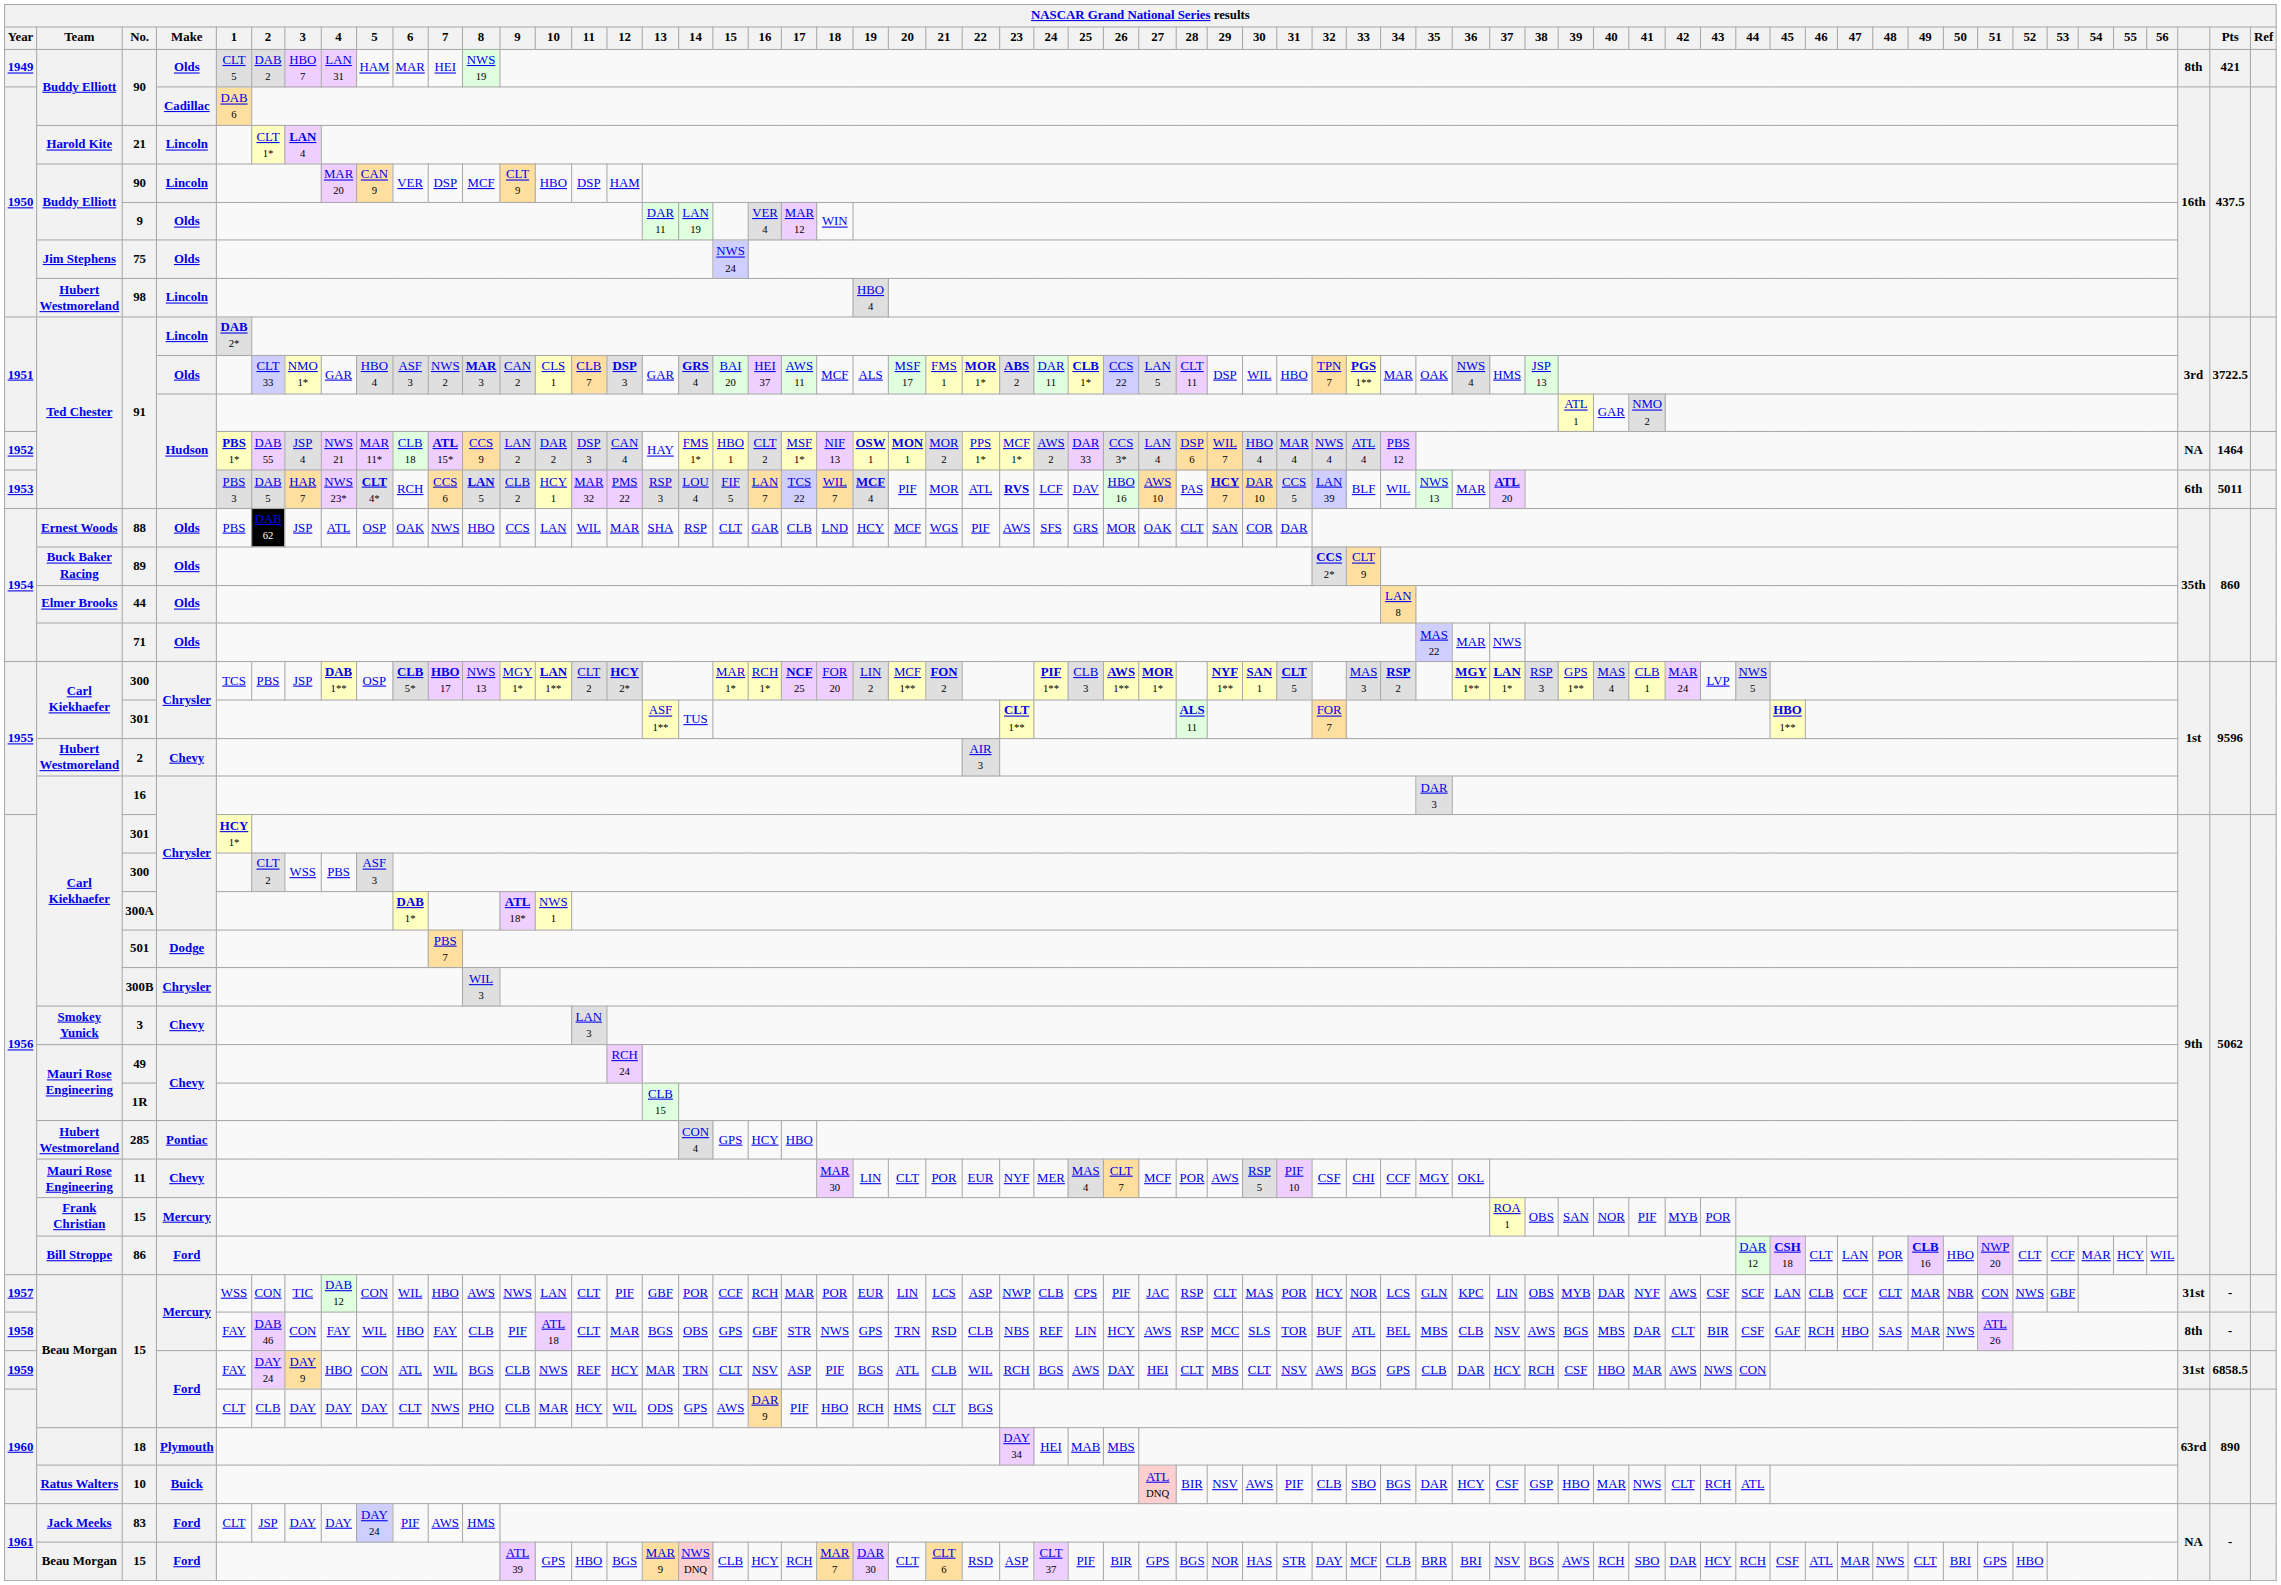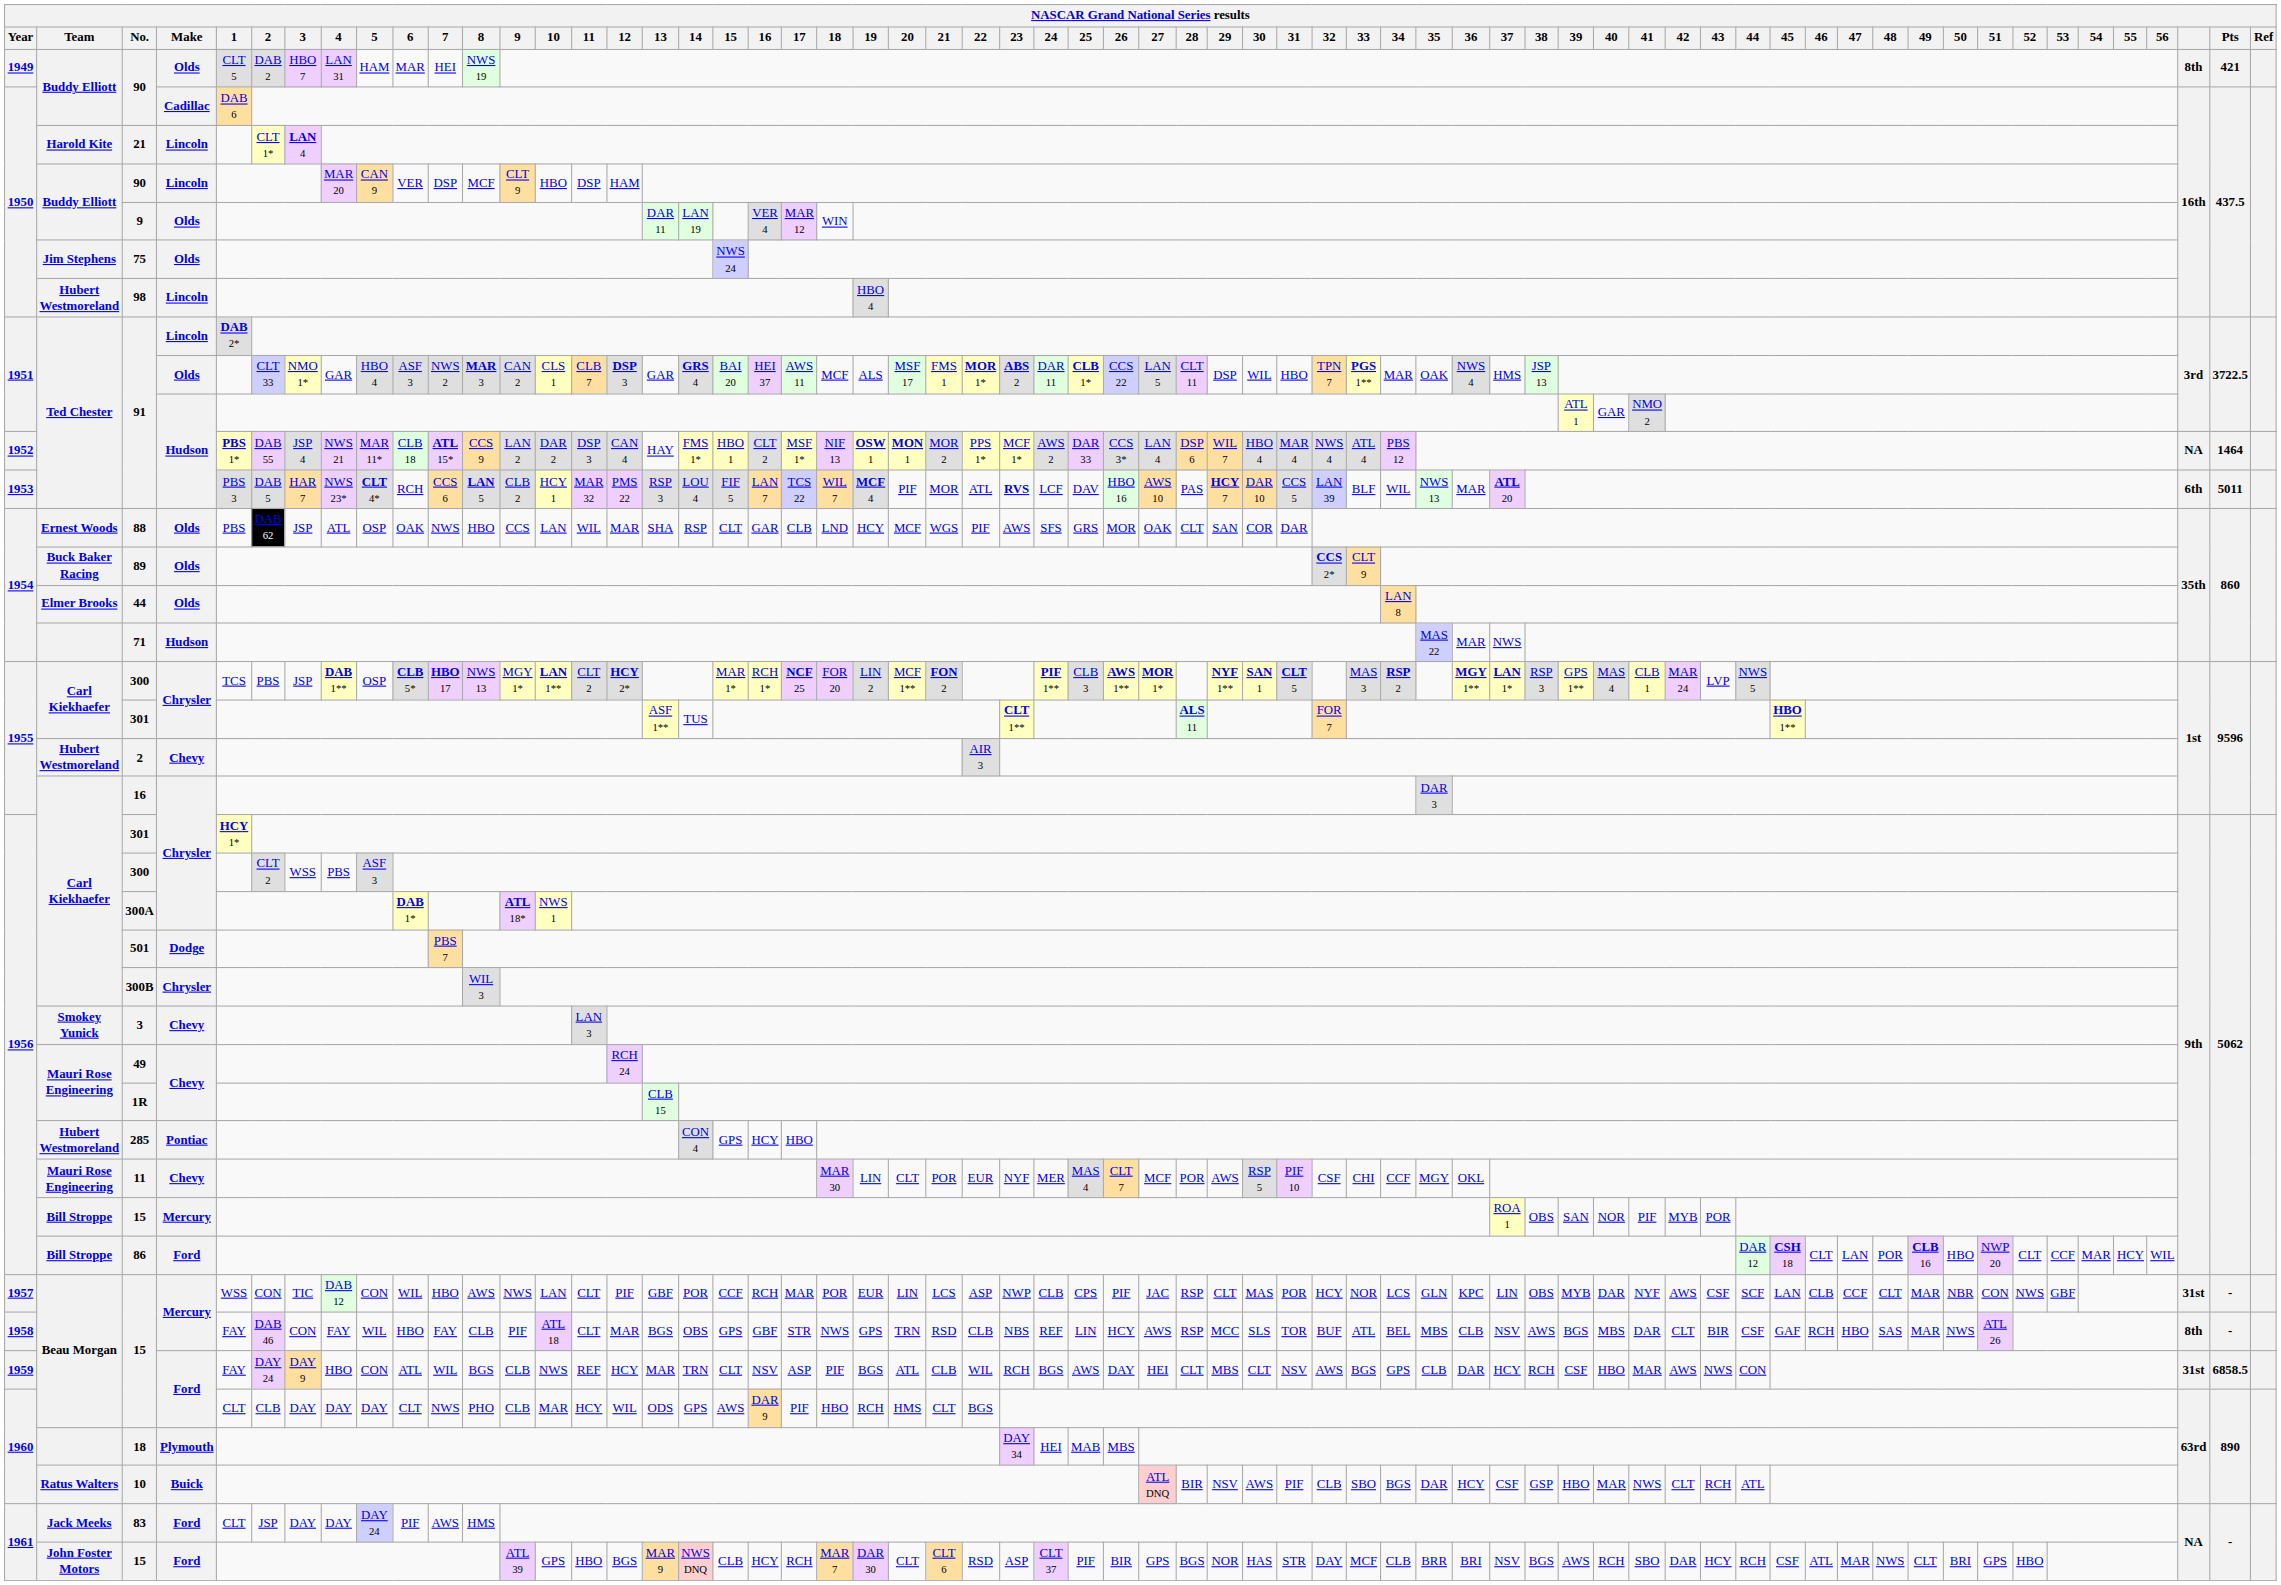(187, 642) Olds -> (187, 642) Hudson
(79, 1216) Frank Christian -> (79, 1216) Bill Stroppe
(79, 1561) Beau Morgan -> (79, 1561) John Foster Motors
